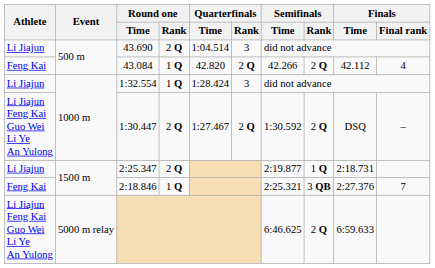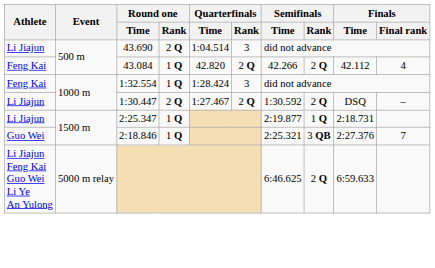(26, 83) Li Jiajun -> (27, 83) Feng Kai
(30, 126) Li Jiajun Feng Kai Guo Wei Li Ye An Yulong -> (26, 101) Li Jiajun
(174, 169) 2 Q -> (174, 119) 1 Q
(27, 187) Feng Kai -> (26, 136) Guo Wei
